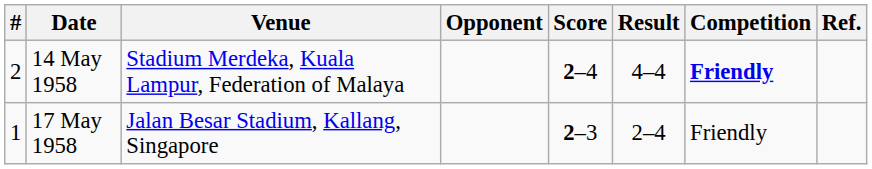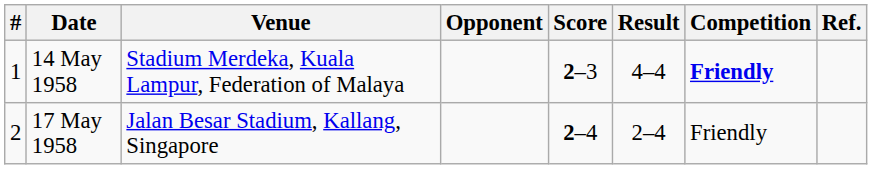(16, 71) 2 -> (16, 71) 1
(580, 71) 2–4 -> (580, 71) 2–3
(16, 132) 1 -> (16, 132) 2
(580, 132) 2–3 -> (580, 132) 2–4
